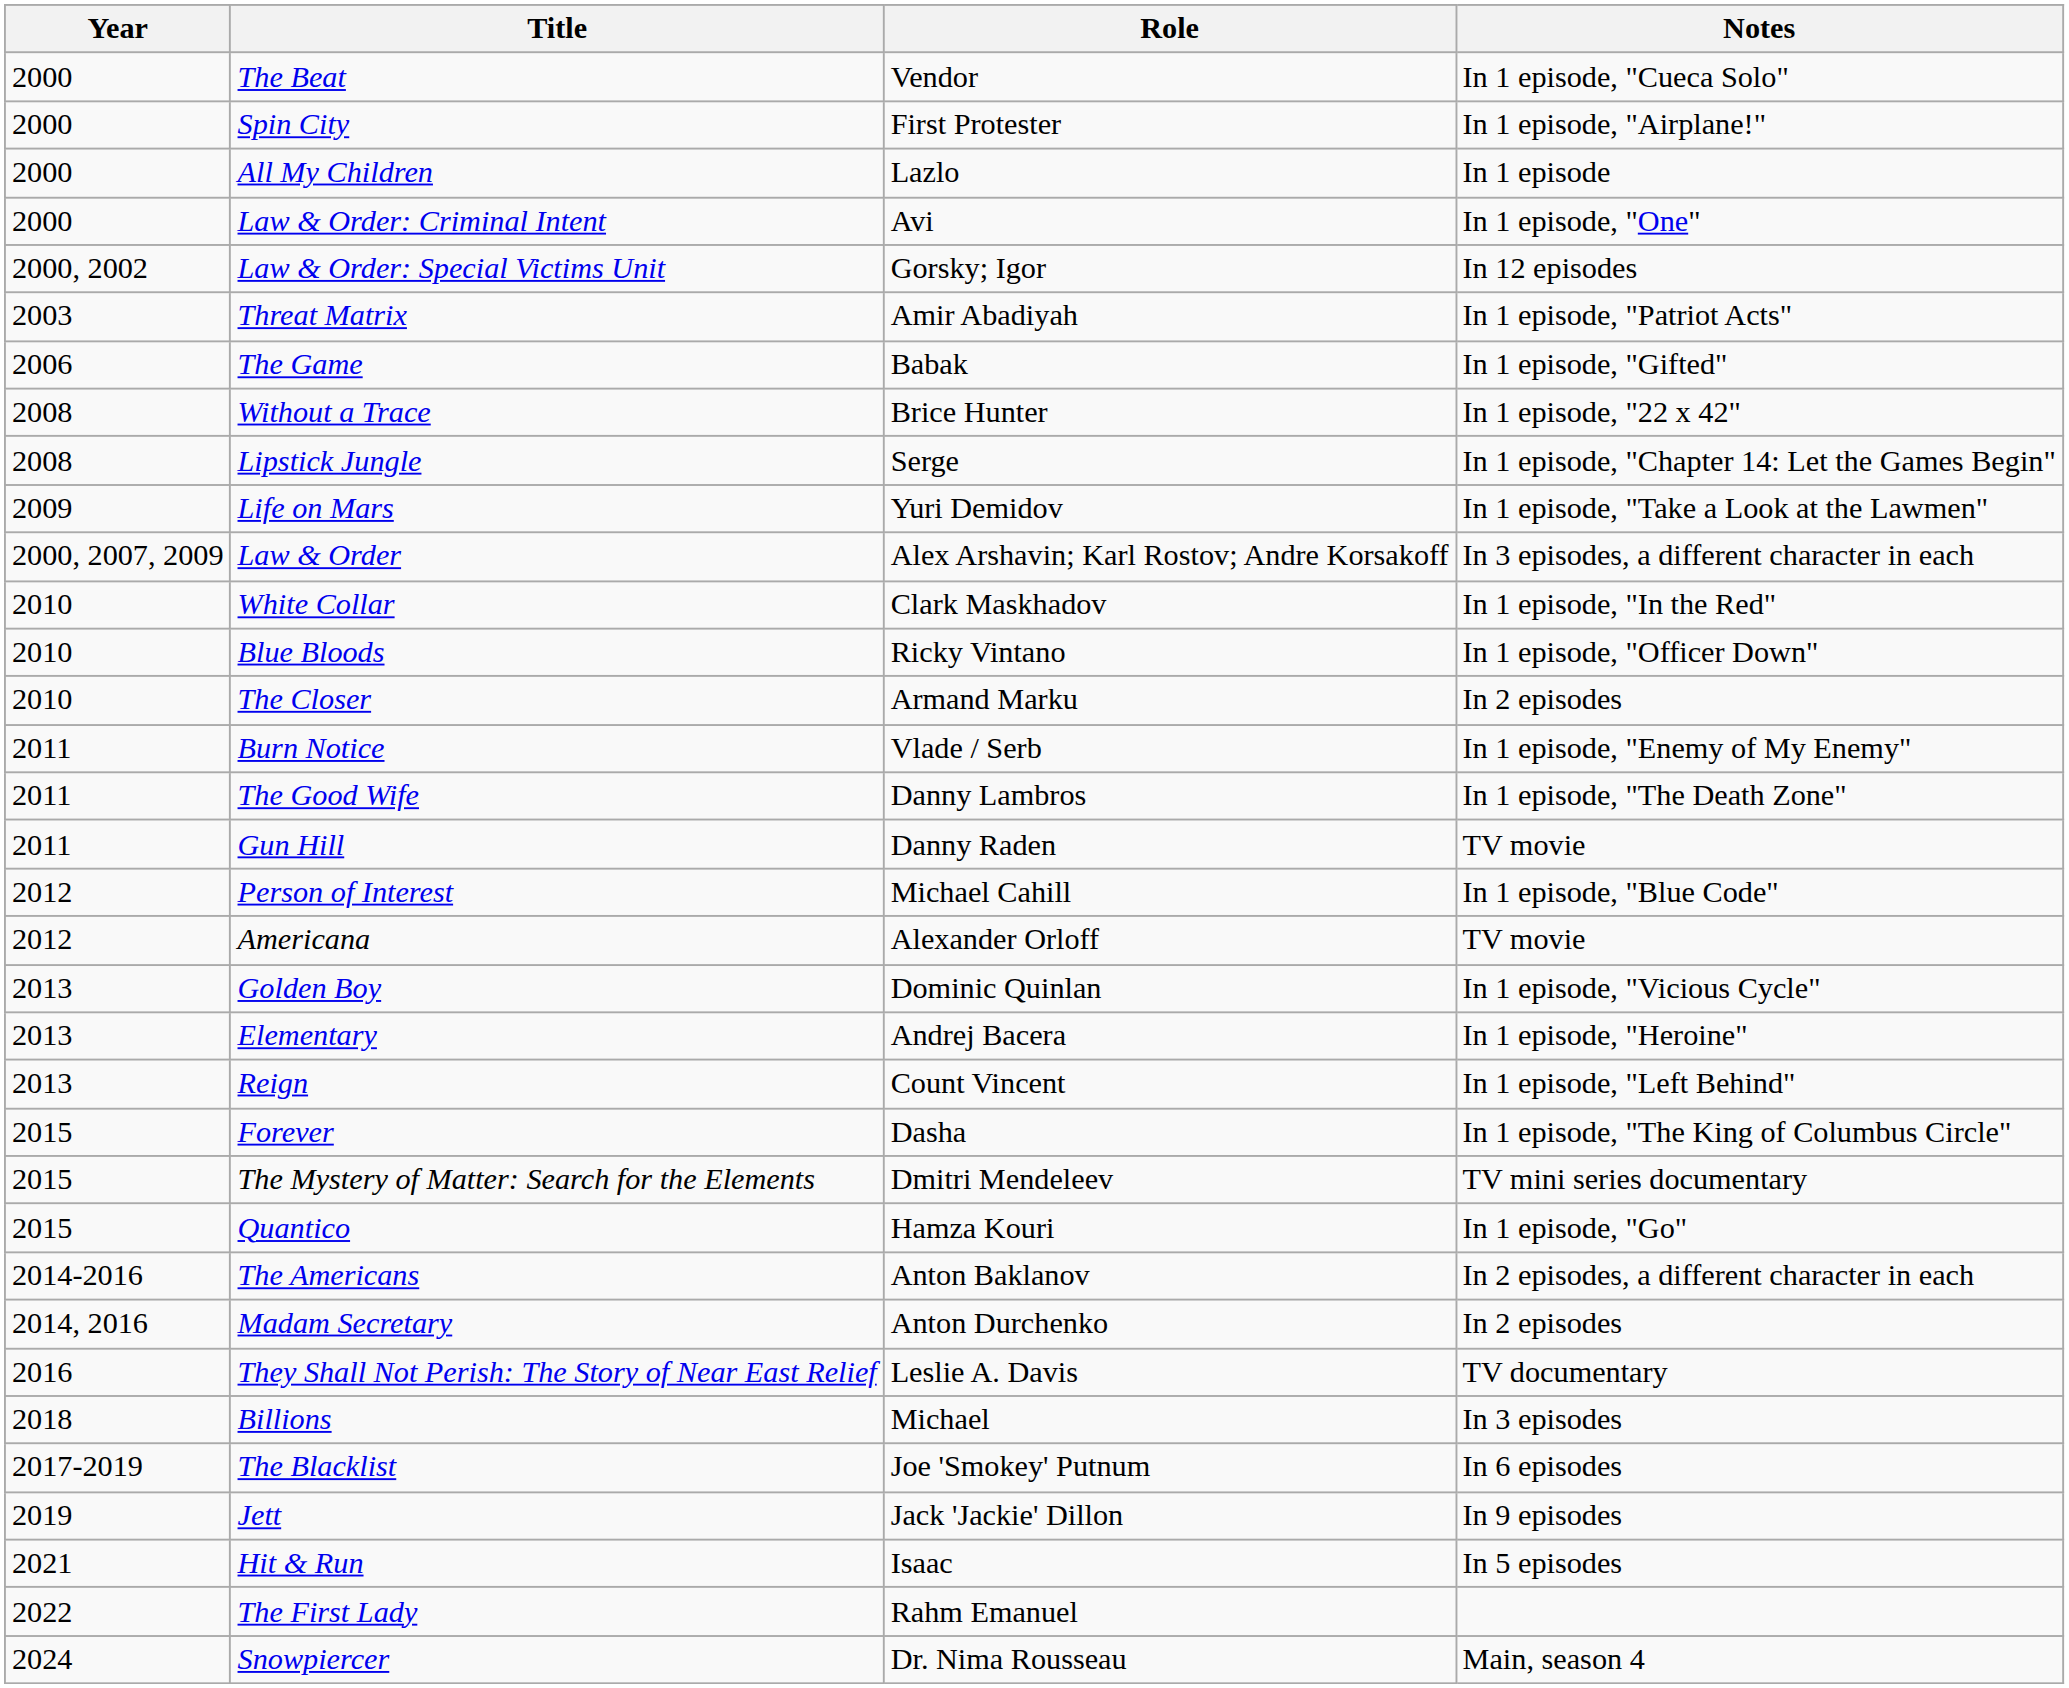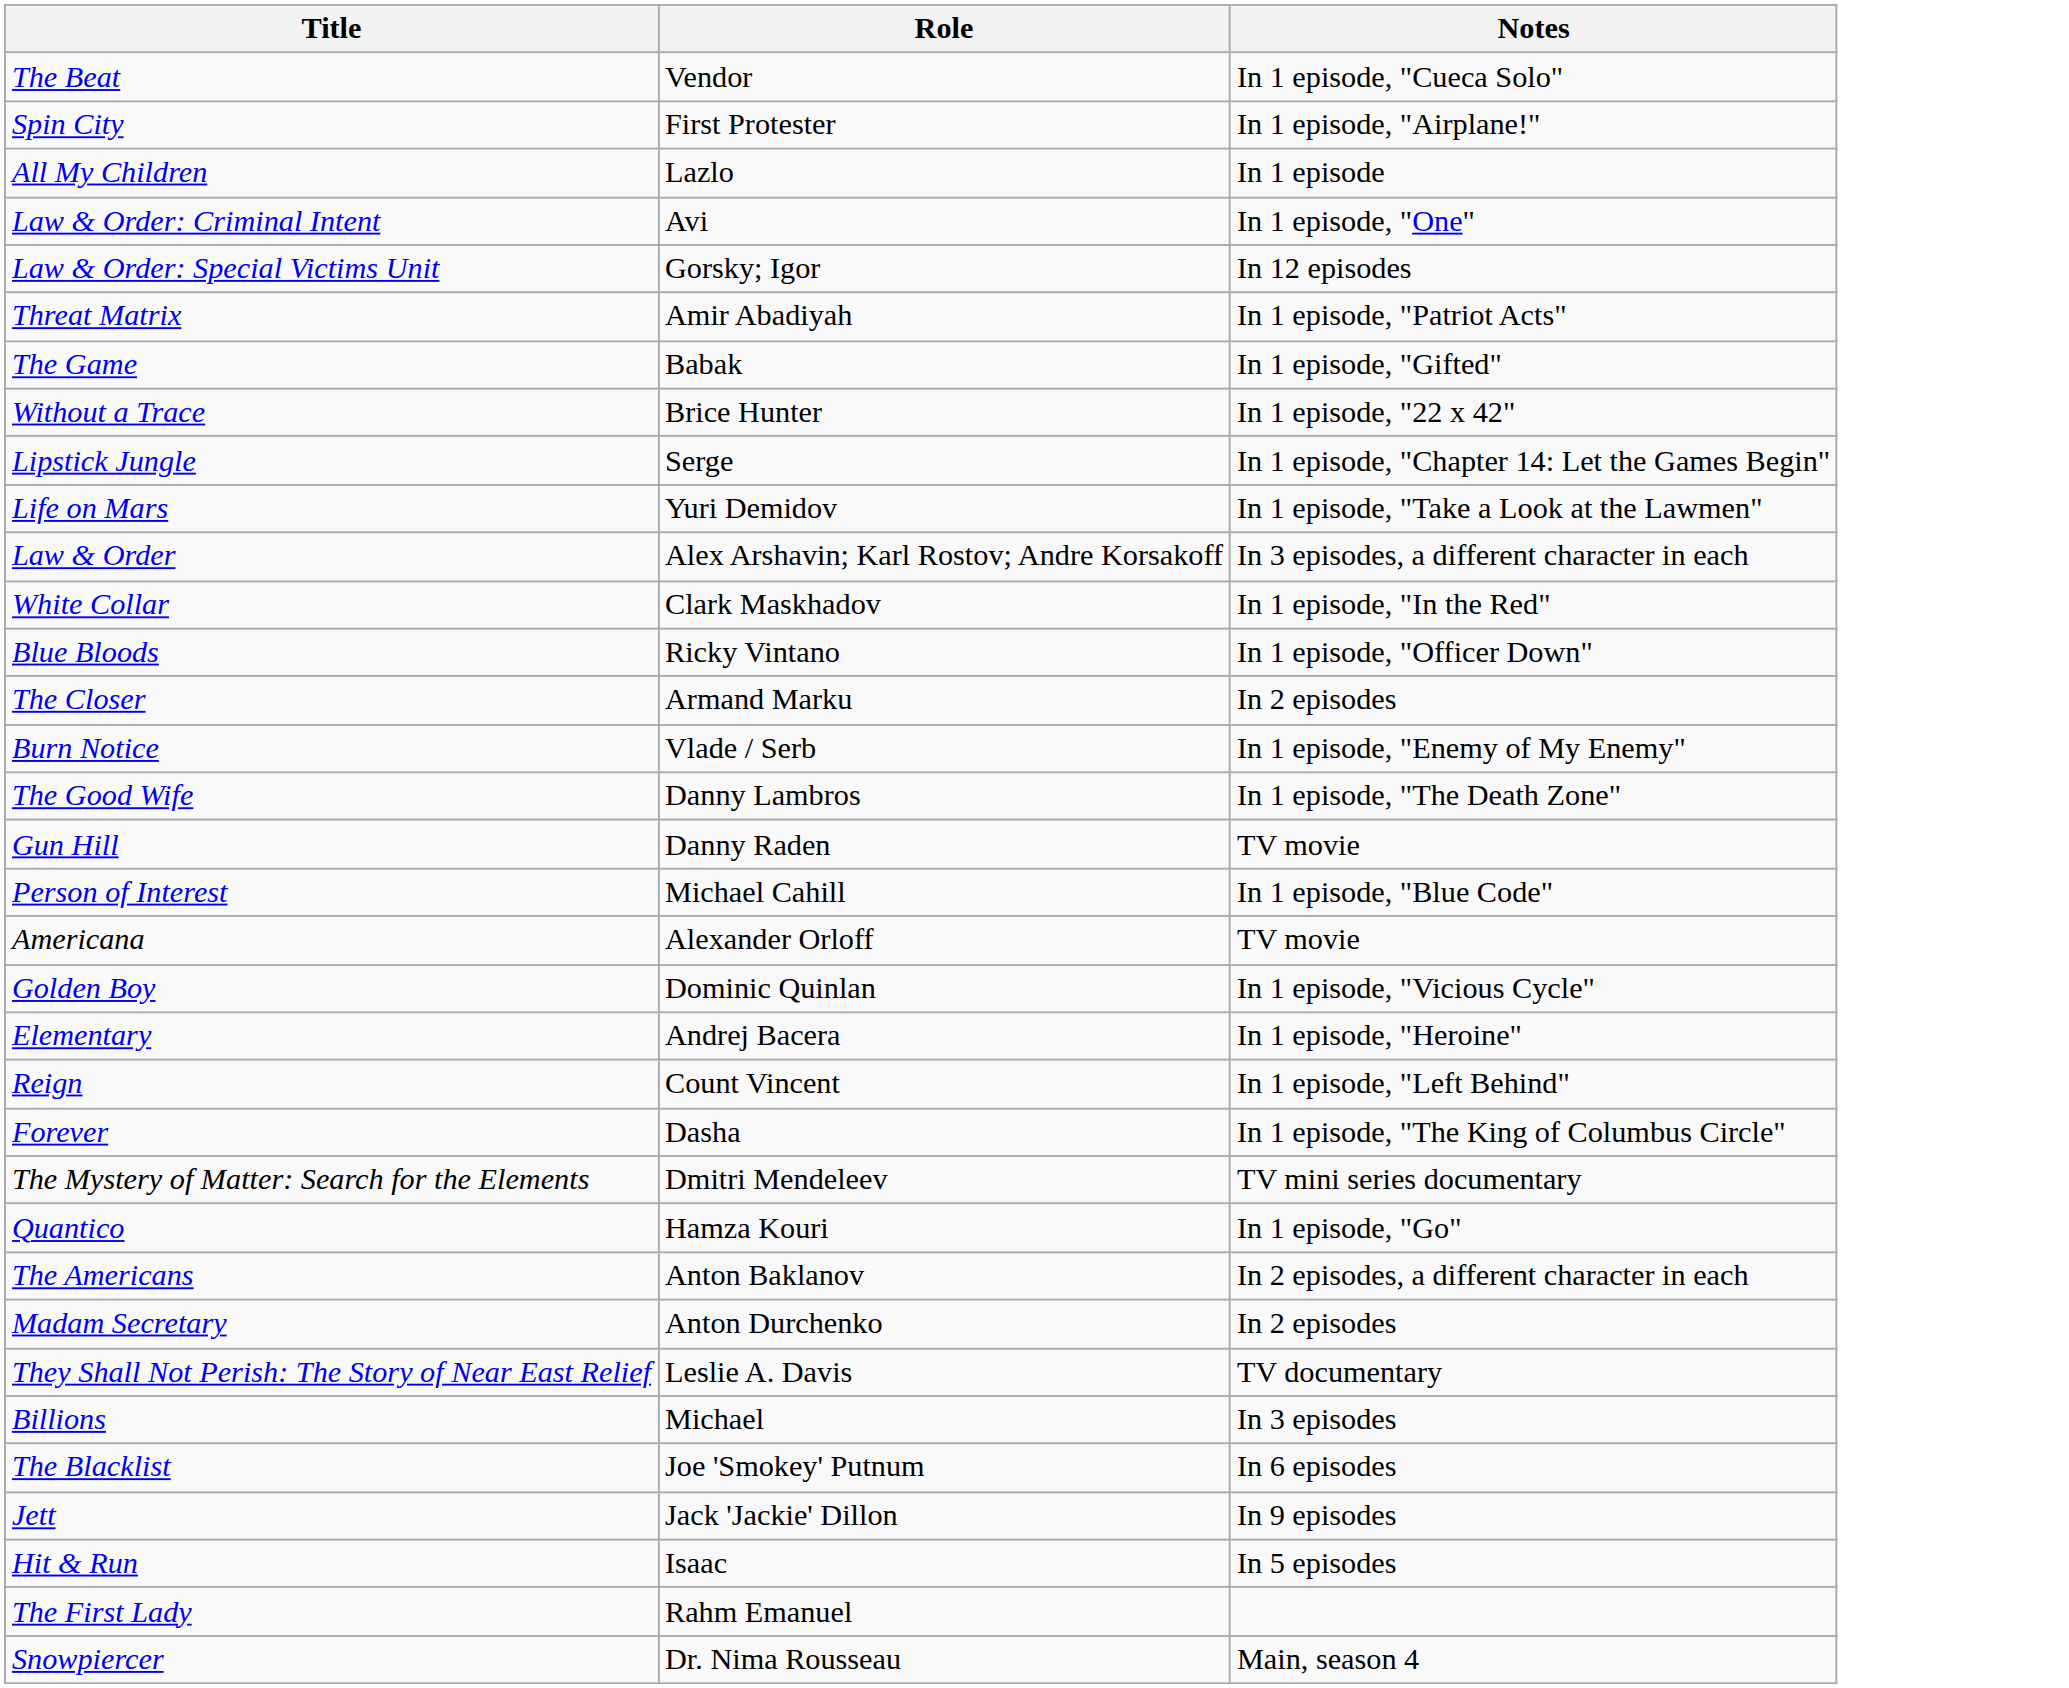- column: (118, 28)
